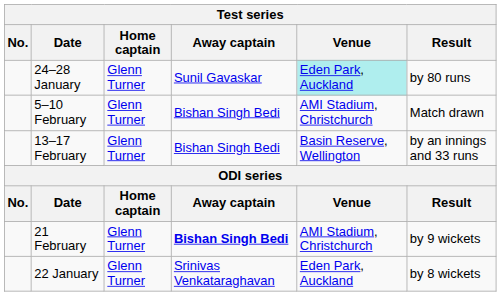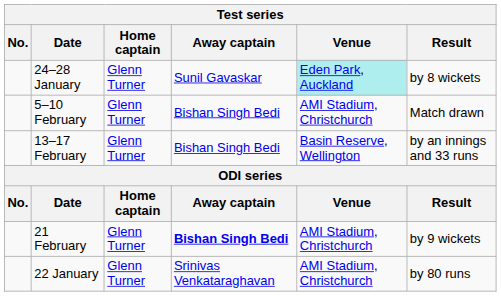(440, 77) by 80 runs -> (445, 77) by 8 wickets
(332, 273) Eden Park, Auckland -> (339, 273) AMI Stadium, Christchurch
(445, 273) by 8 wickets -> (440, 273) by 80 runs
